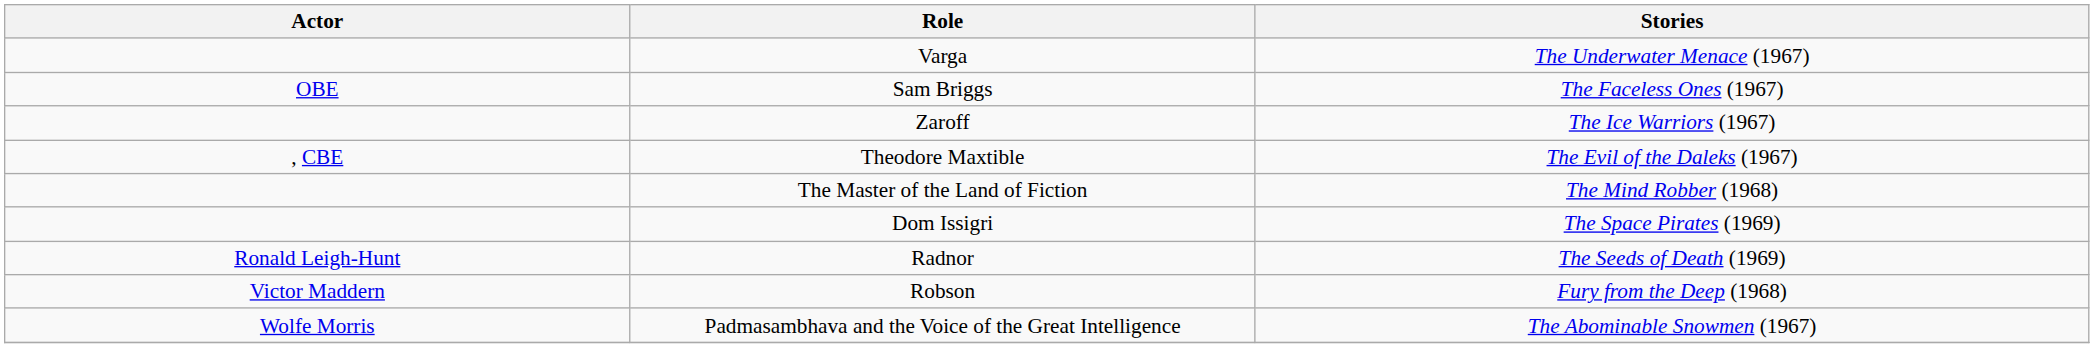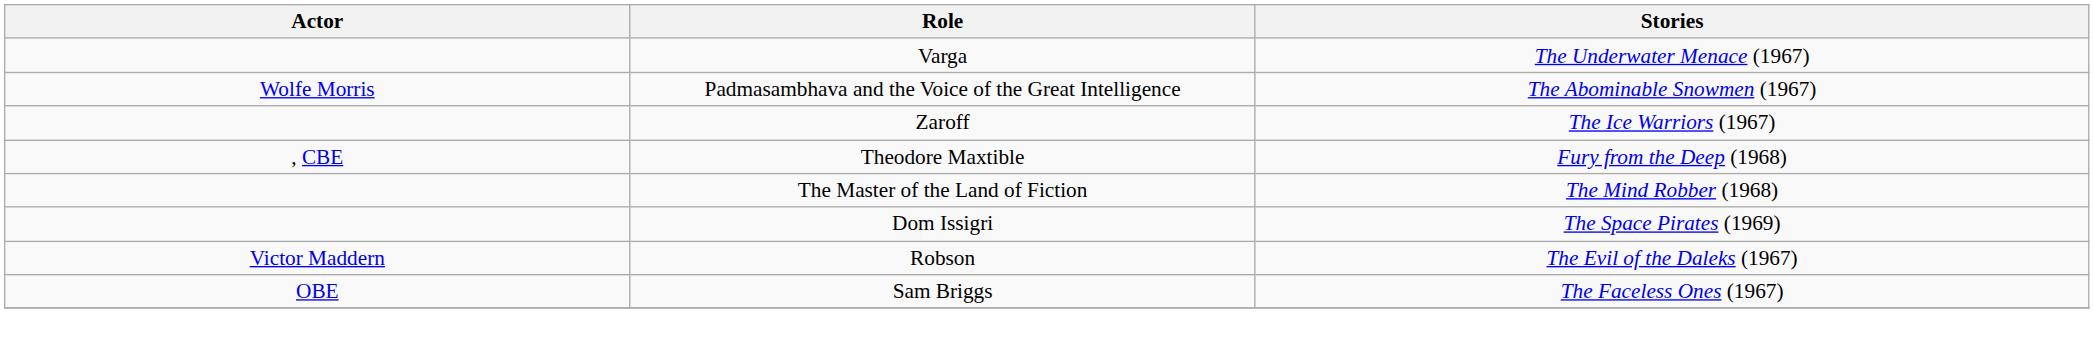rows swapped: (943, 88) <-> (943, 325)
(1672, 156) The Evil of the Daleks (1967) -> (1672, 156) Fury from the Deep (1968)
- row: (943, 257)
(1672, 291) Fury from the Deep (1968) -> (1672, 257) The Evil of the Daleks (1967)
